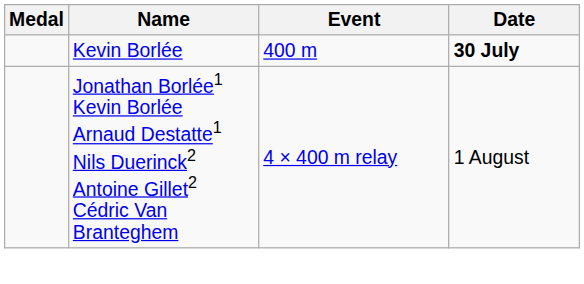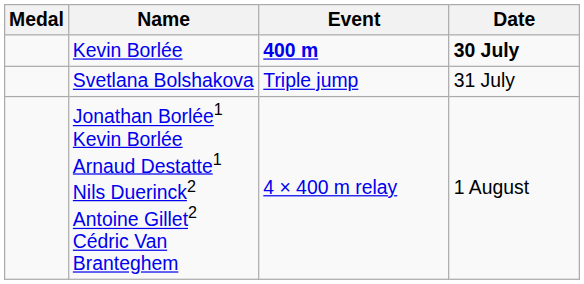(290, 50) normal -> (291, 50) bold
+ row: (163, 81)
